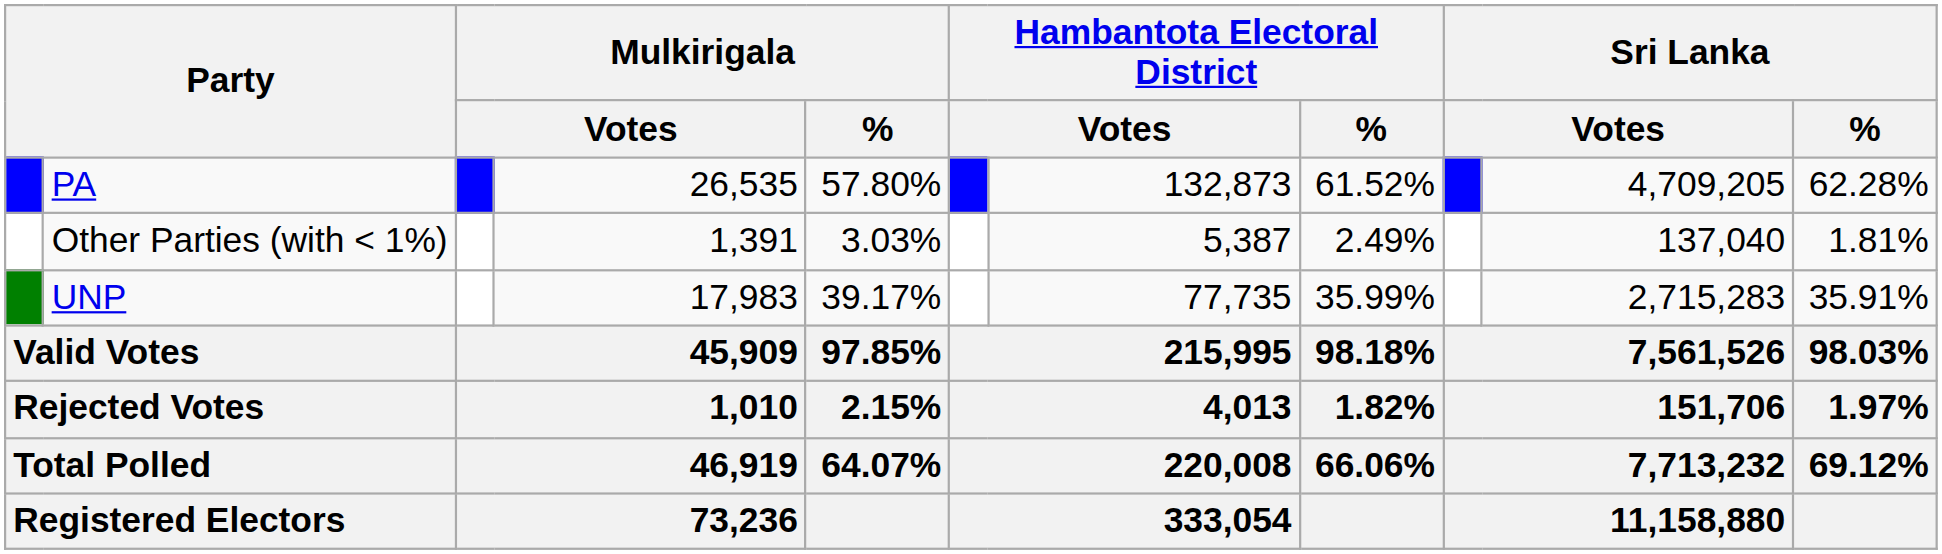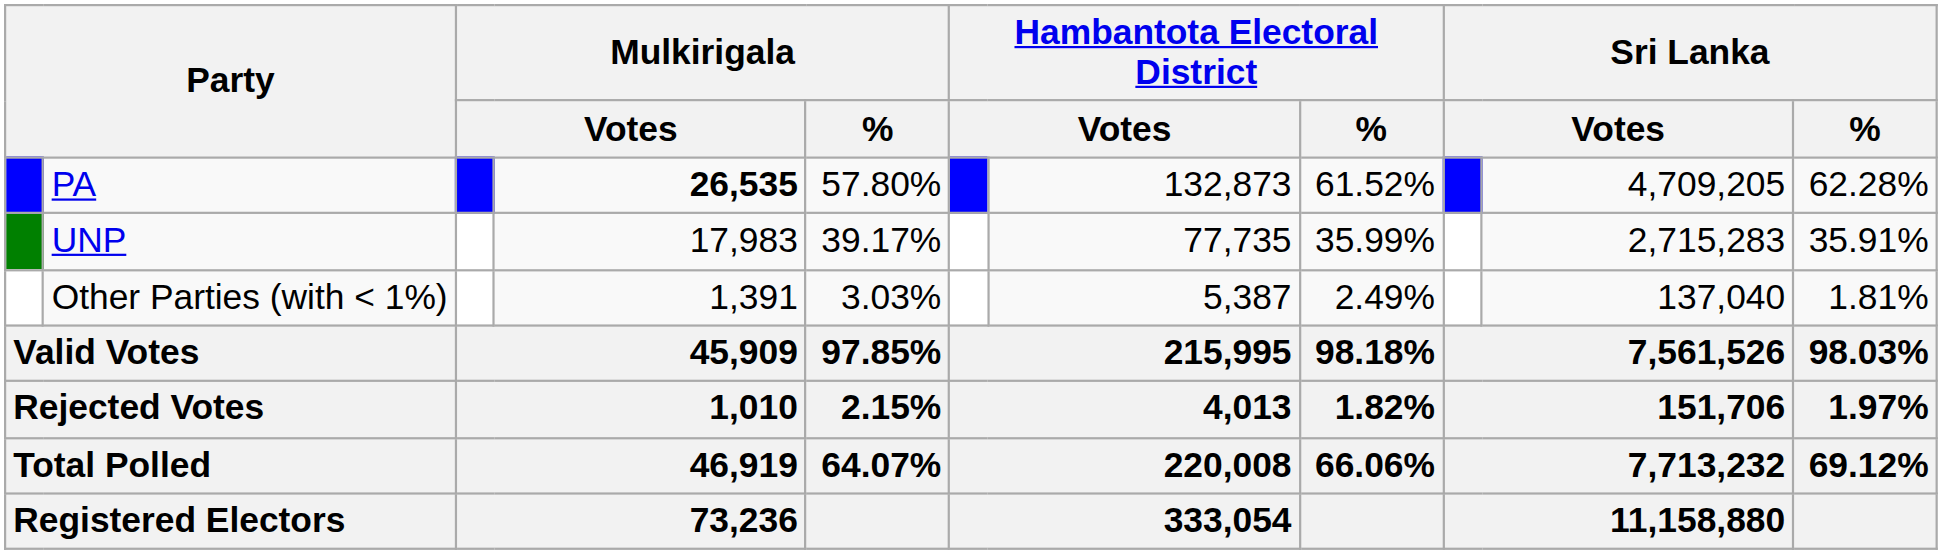(744, 184) normal -> (744, 184) bold
rows swapped: (89, 296) <-> (250, 240)
